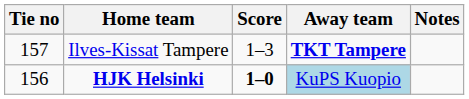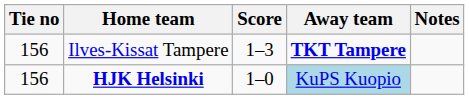(34, 49) 157 -> (34, 49) 156
(260, 79) bold -> (260, 79) normal
